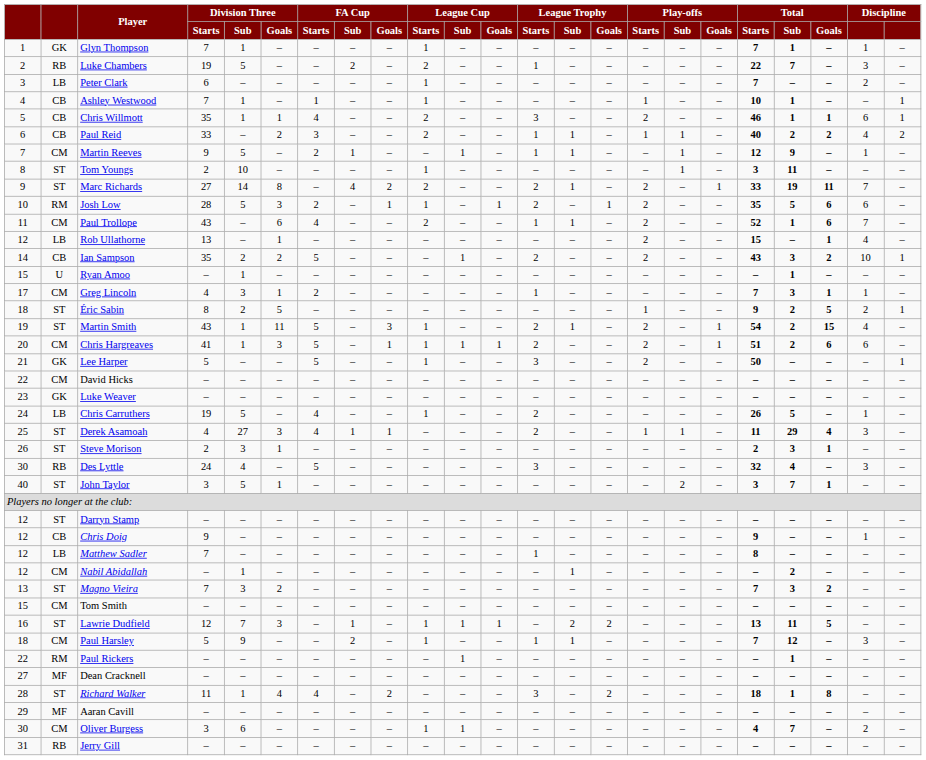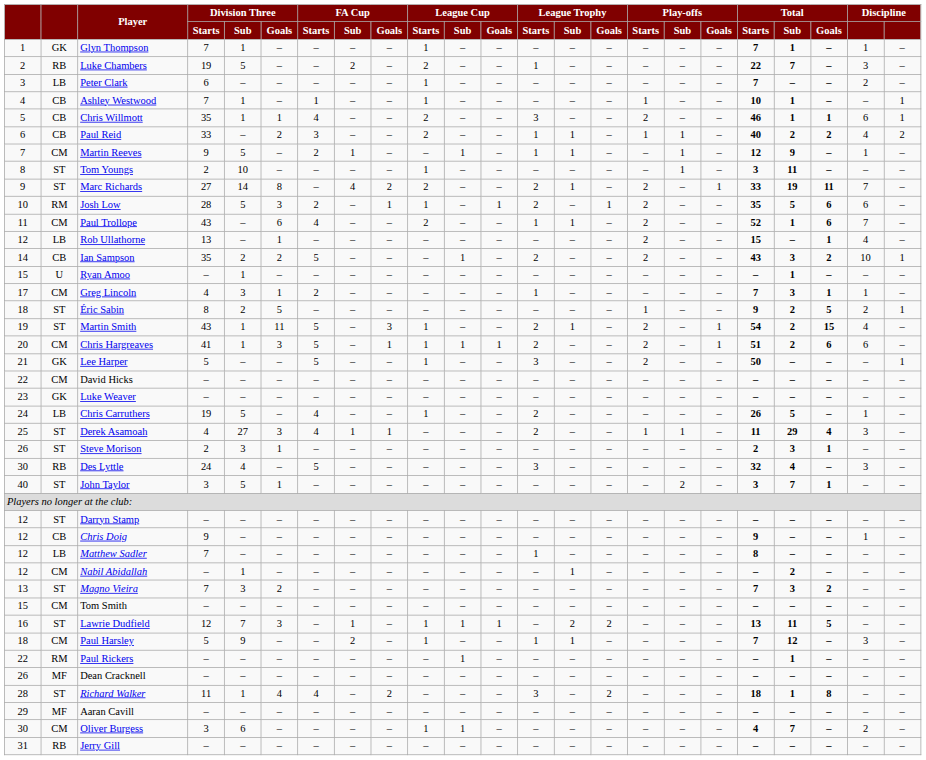(23, 676) 27 -> (23, 676) 26
